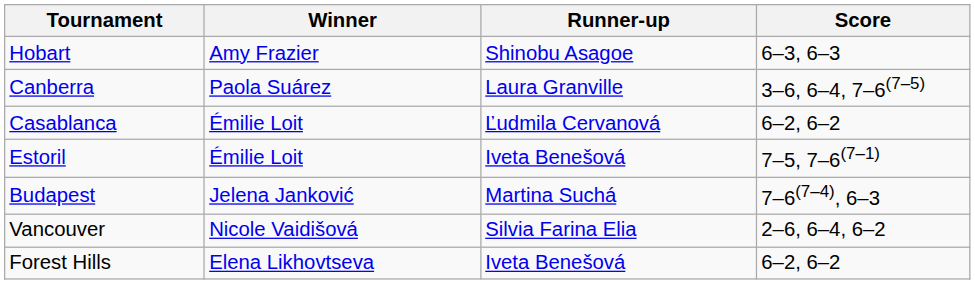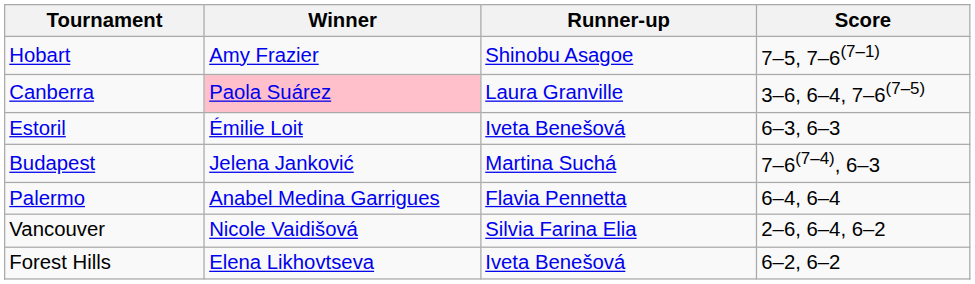(801, 52) 6–3, 6–3 -> (821, 55) 7–5, 7–6(7–1)
(270, 87) no background -> (270, 93) pink background
- row: (63, 122)
(821, 157) 7–5, 7–6(7–1) -> (801, 128) 6–3, 6–3
+ row: (47, 198)
